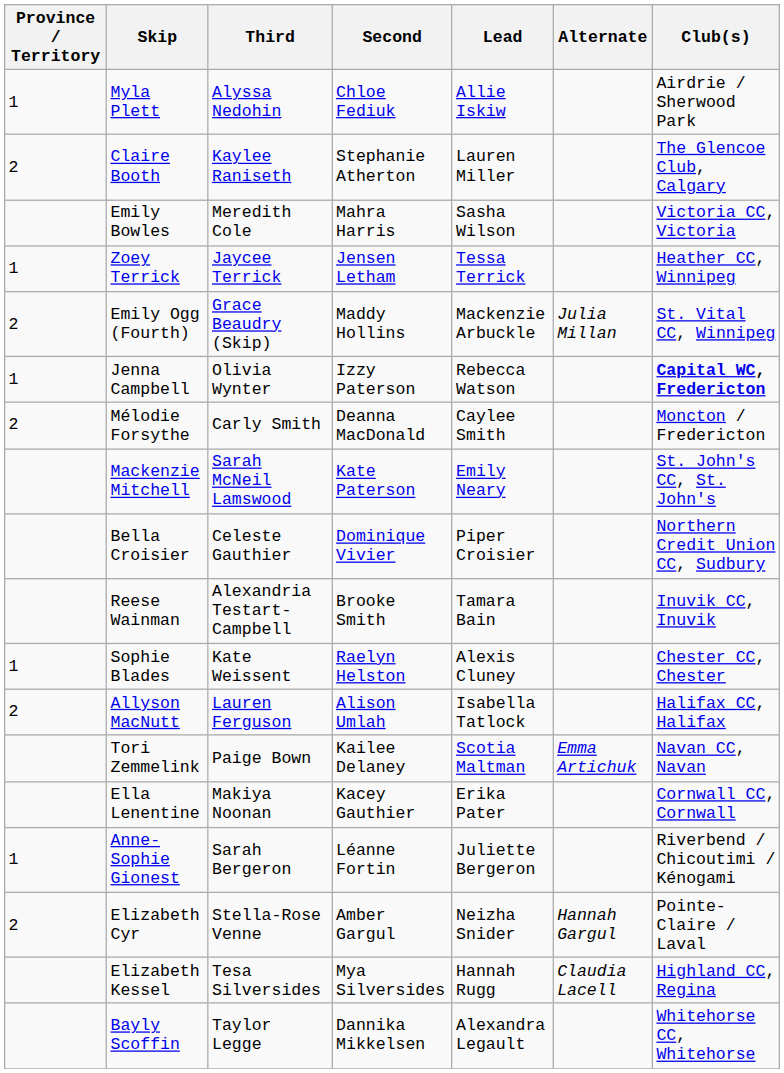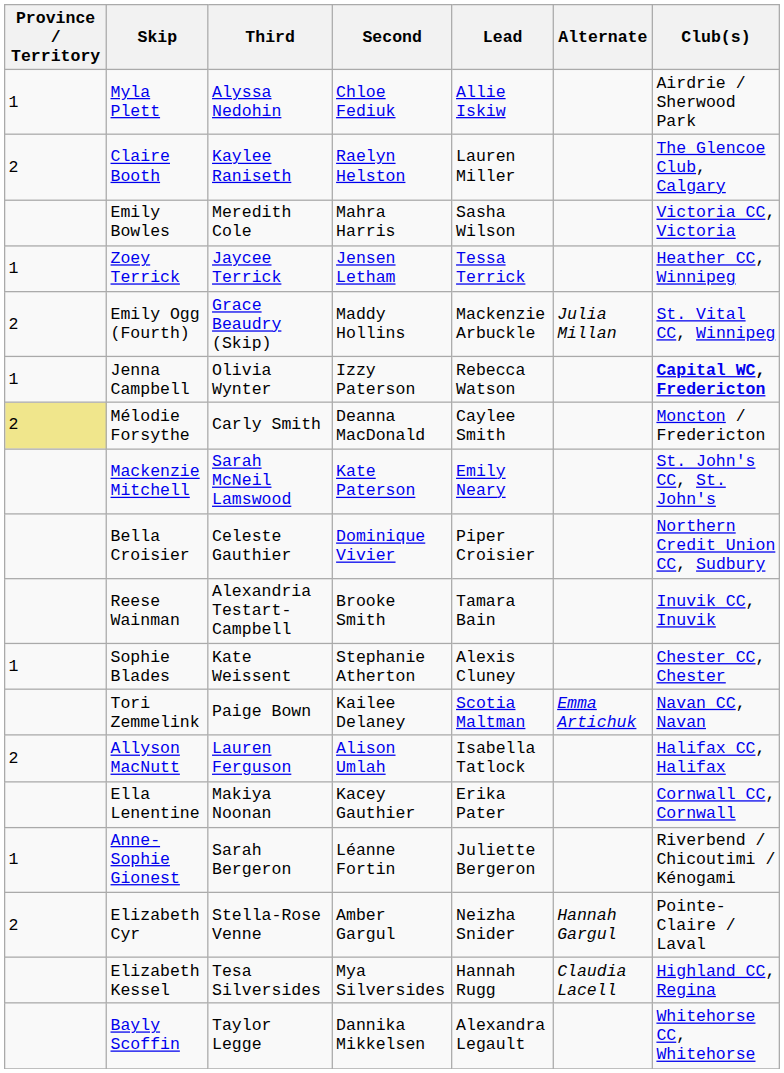(381, 167) Stephanie Atherton -> (371, 167) Raelyn Helston
(14, 426) no background -> (14, 426) khaki background
(371, 667) Raelyn Helston -> (381, 667) Stephanie Atherton
rows swapped: (145, 712) <-> (155, 758)
